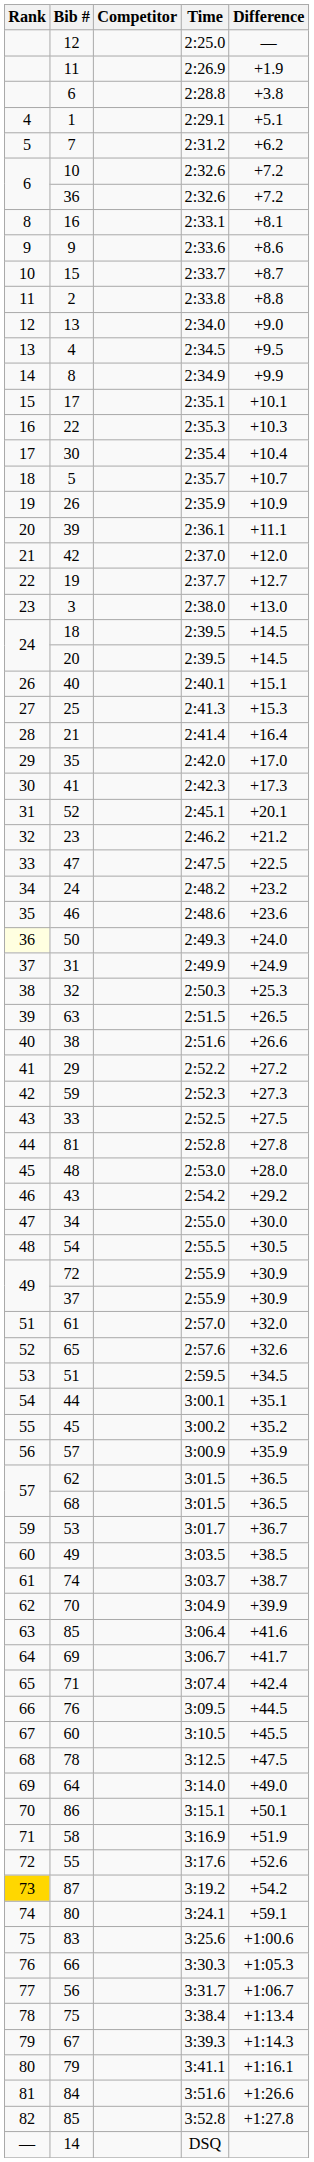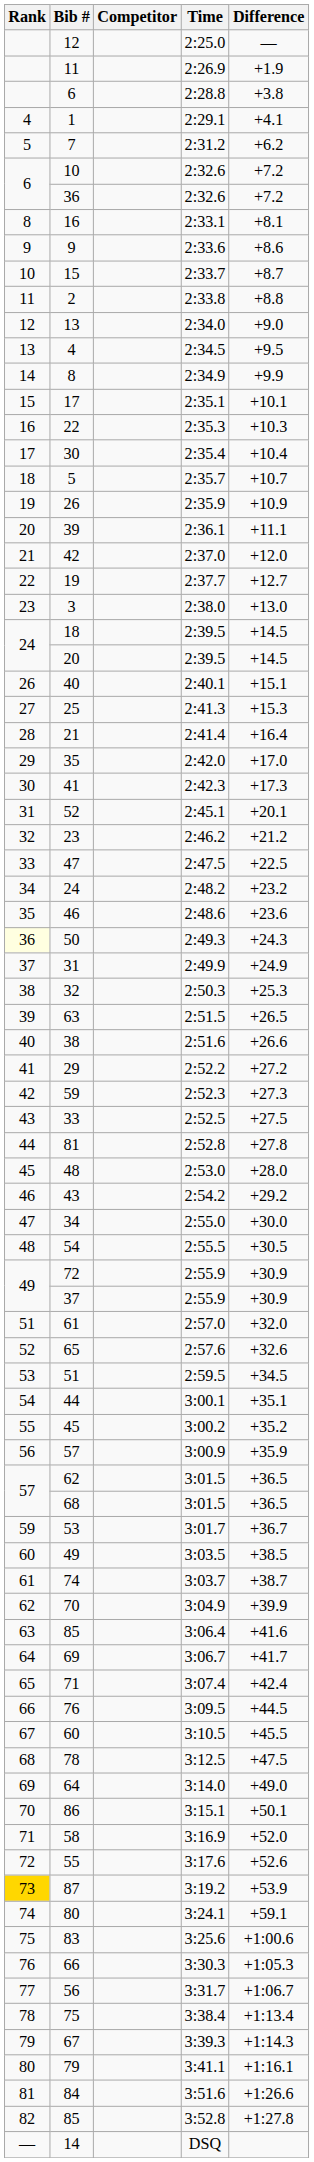(269, 119) +5.1 -> (269, 119) +4.1
(269, 939) +24.0 -> (269, 939) +24.3
(269, 1836) +51.9 -> (269, 1836) +52.0
(269, 1888) +54.2 -> (269, 1888) +53.9
